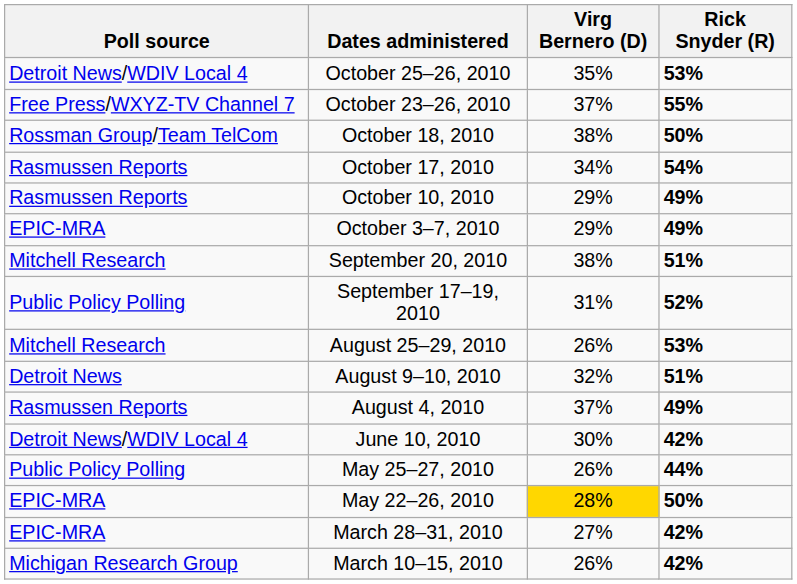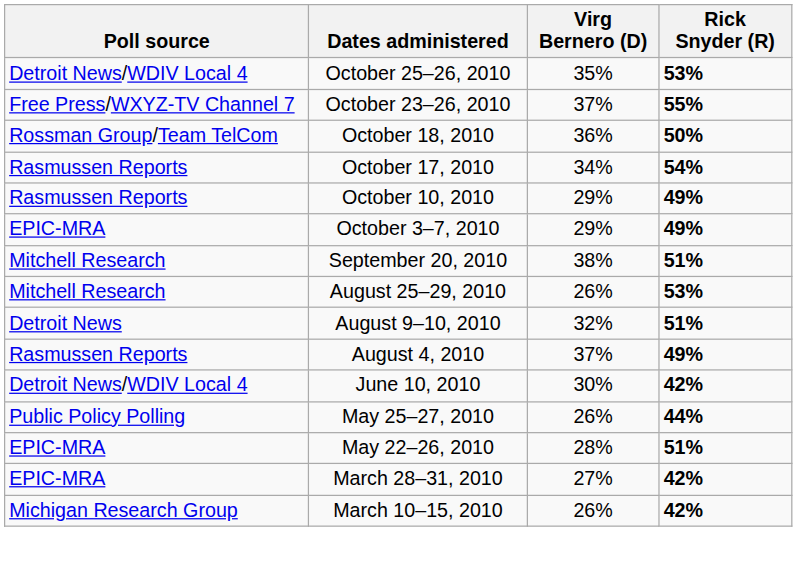(593, 135) 38% -> (593, 135) 36%
- row: (418, 303)
(593, 501) gold background -> (593, 447) no background
(683, 501) 50% -> (683, 447) 51%
